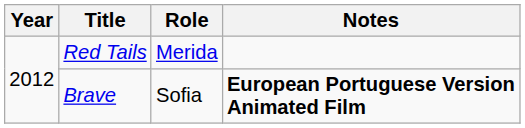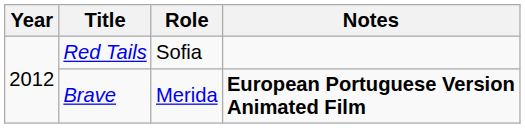(187, 52) Merida -> (179, 52) Sofia
(179, 95) Sofia -> (187, 95) Merida
